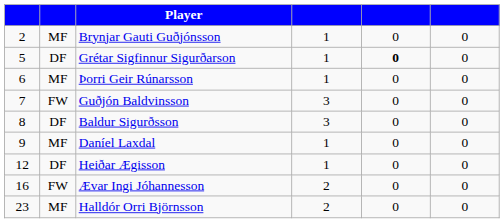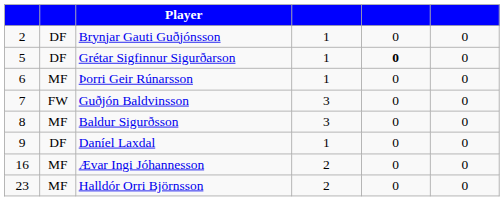(58, 36) MF -> (58, 36) DF
(58, 121) DF -> (58, 121) MF
(58, 143) MF -> (58, 143) DF
- row: (122, 164)
(58, 185) FW -> (58, 164) MF
